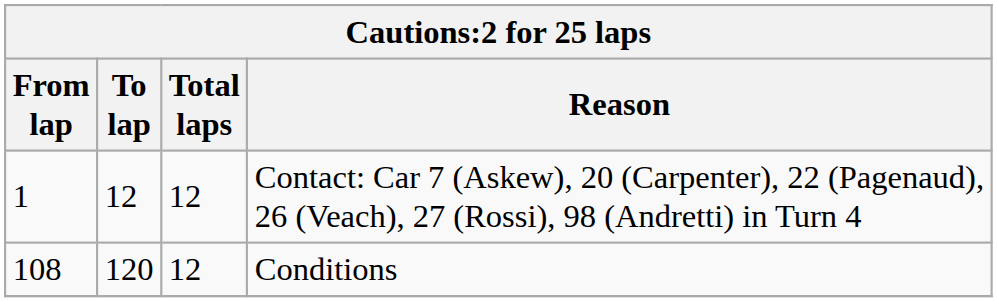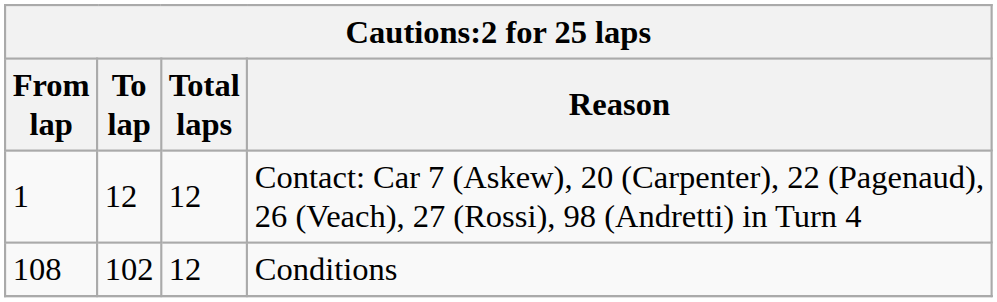(129, 269) 120 -> (129, 269) 102
